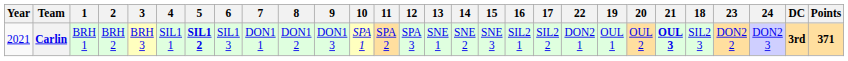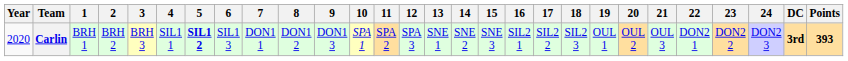columns swapped: (700, 13) <-> (580, 13)
(19, 39) 2021 -> (19, 39) 2020
(670, 39) bold -> (662, 39) normal
(826, 39) 371 -> (825, 39) 393
